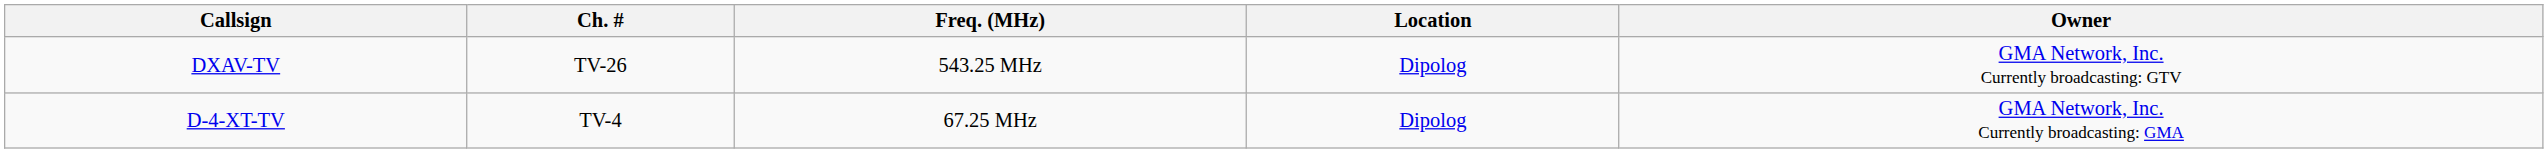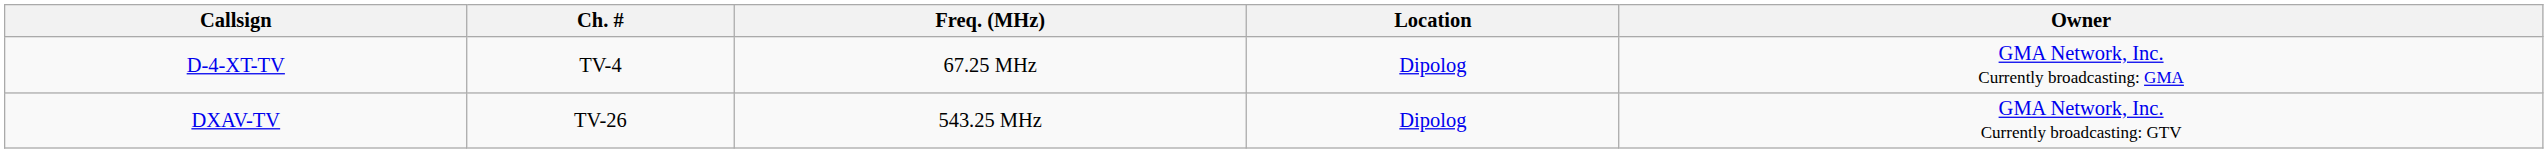rows swapped: (236, 120) <-> (236, 64)
